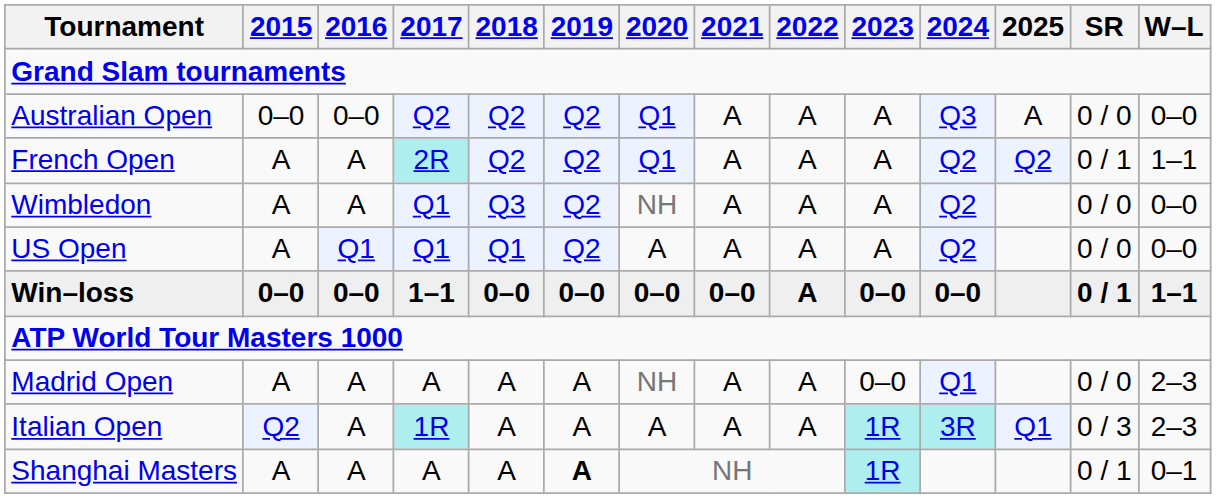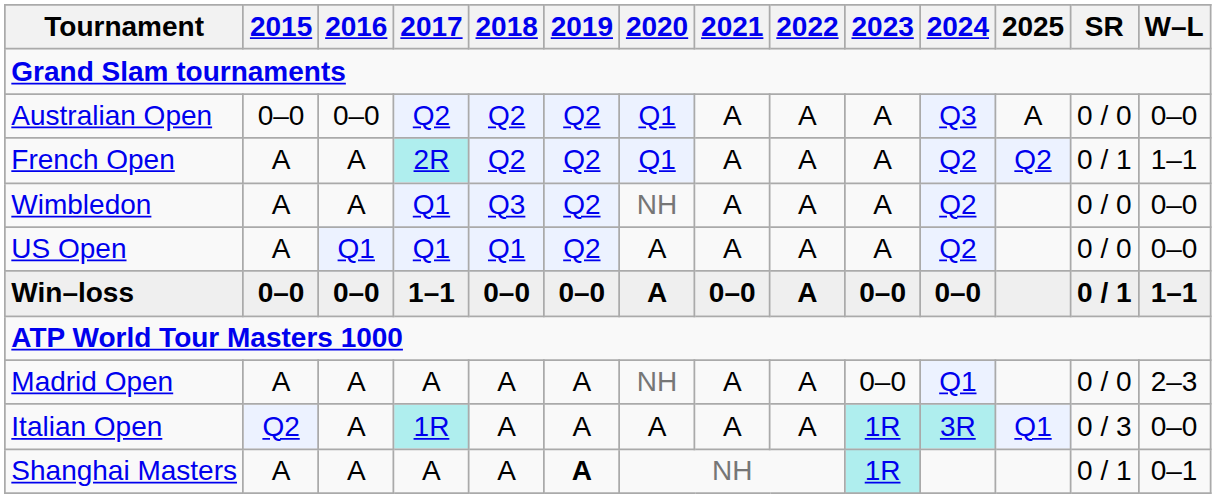(657, 293) 0–0 -> (657, 293) A
(1174, 426) 2–3 -> (1174, 426) 0–0
